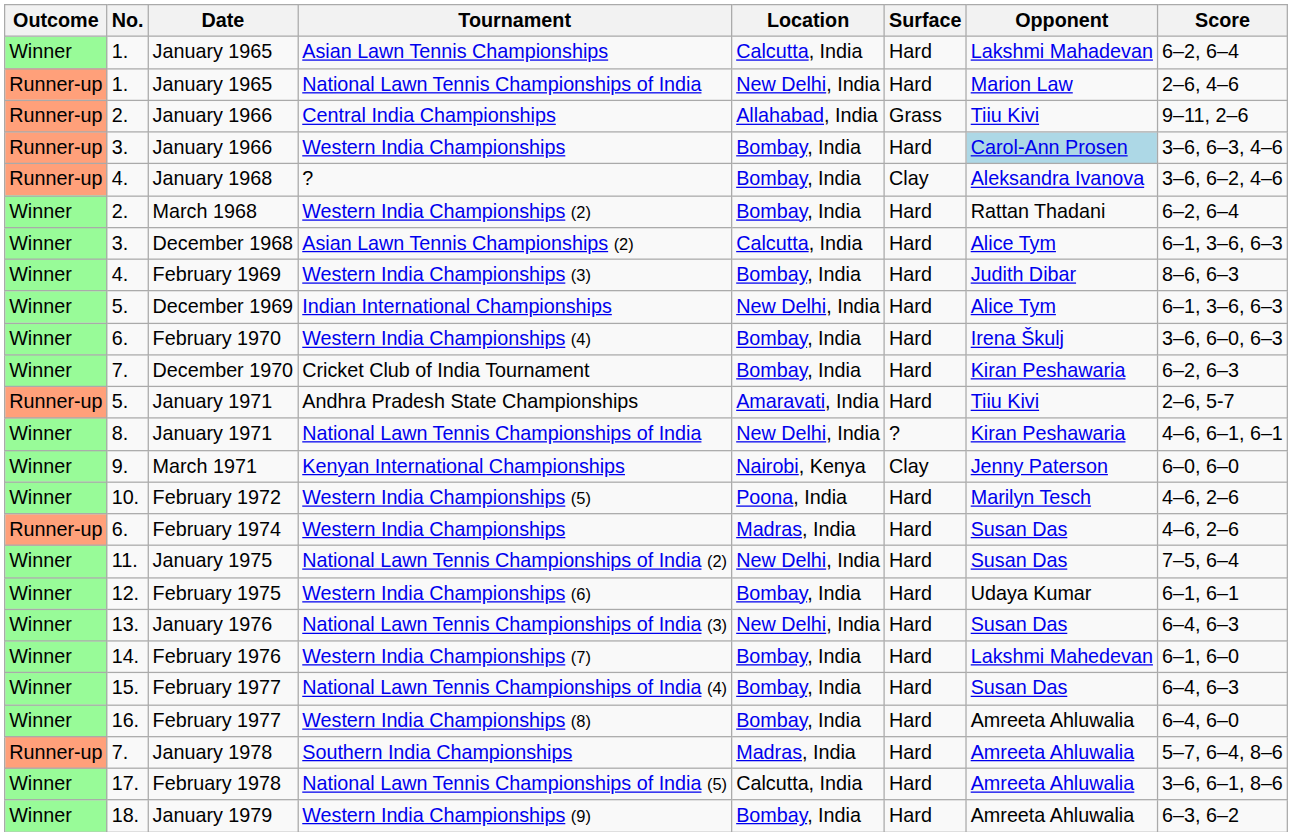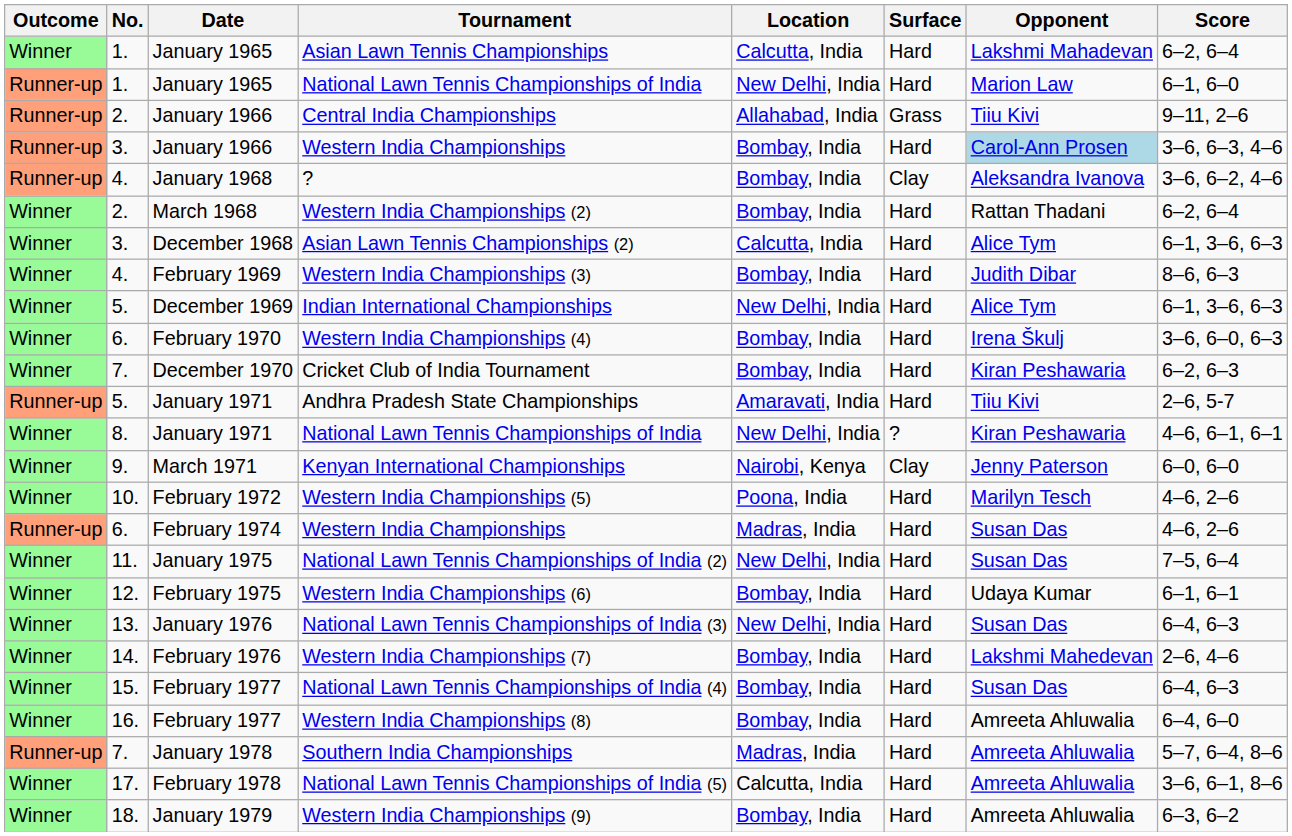(1200, 83) 2–6, 4–6 -> (1200, 83) 6–1, 6–0
(1200, 656) 6–1, 6–0 -> (1200, 656) 2–6, 4–6
